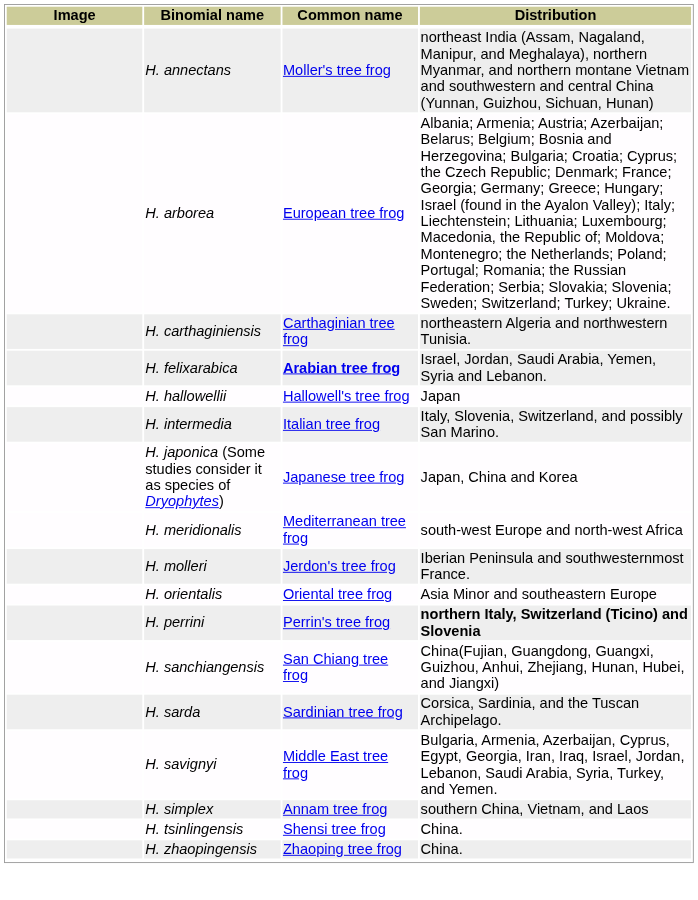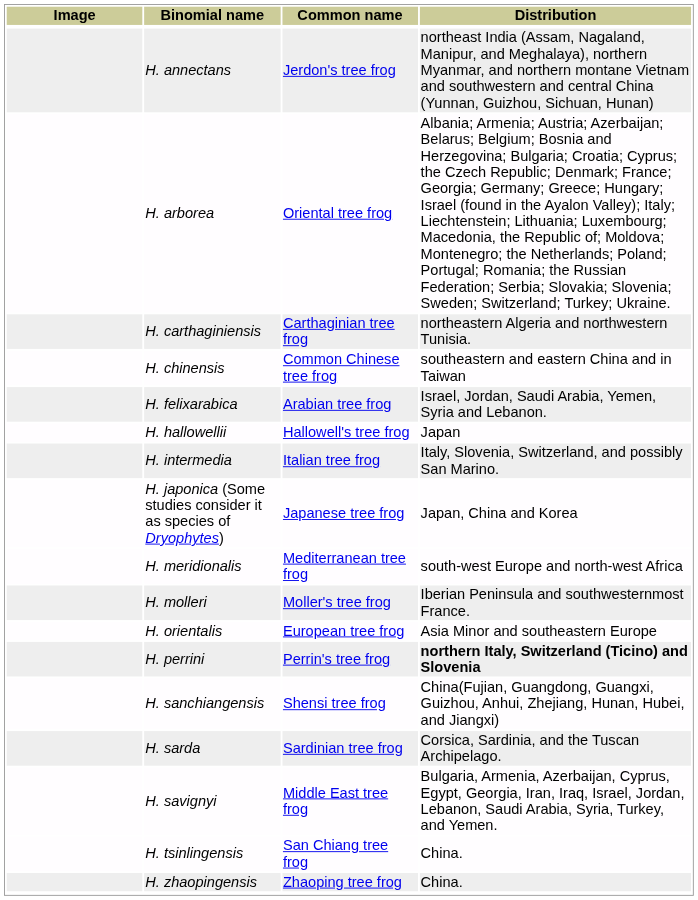(337, 70) Moller's tree frog -> (339, 70) Jerdon's tree frog
(344, 213) European tree frog -> (338, 213) Oriental tree frog
+ row: (185, 368)
(342, 368) bold -> (337, 404) normal
(339, 566) Jerdon's tree frog -> (337, 602) Moller's tree frog
(338, 594) Oriental tree frog -> (344, 631) European tree frog
(336, 667) San Chiang tree frog -> (334, 703) Shensi tree frog
- row: (179, 809)
(334, 829) Shensi tree frog -> (336, 853) San Chiang tree frog
